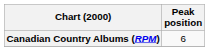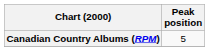(183, 38) 6 -> (183, 38) 5
